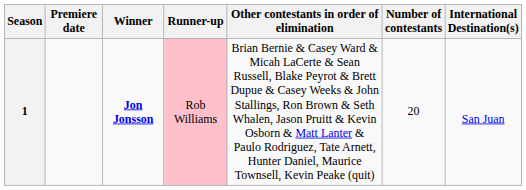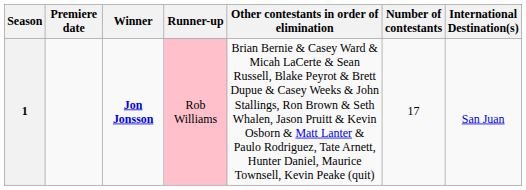(414, 112) 20 -> (414, 112) 17
